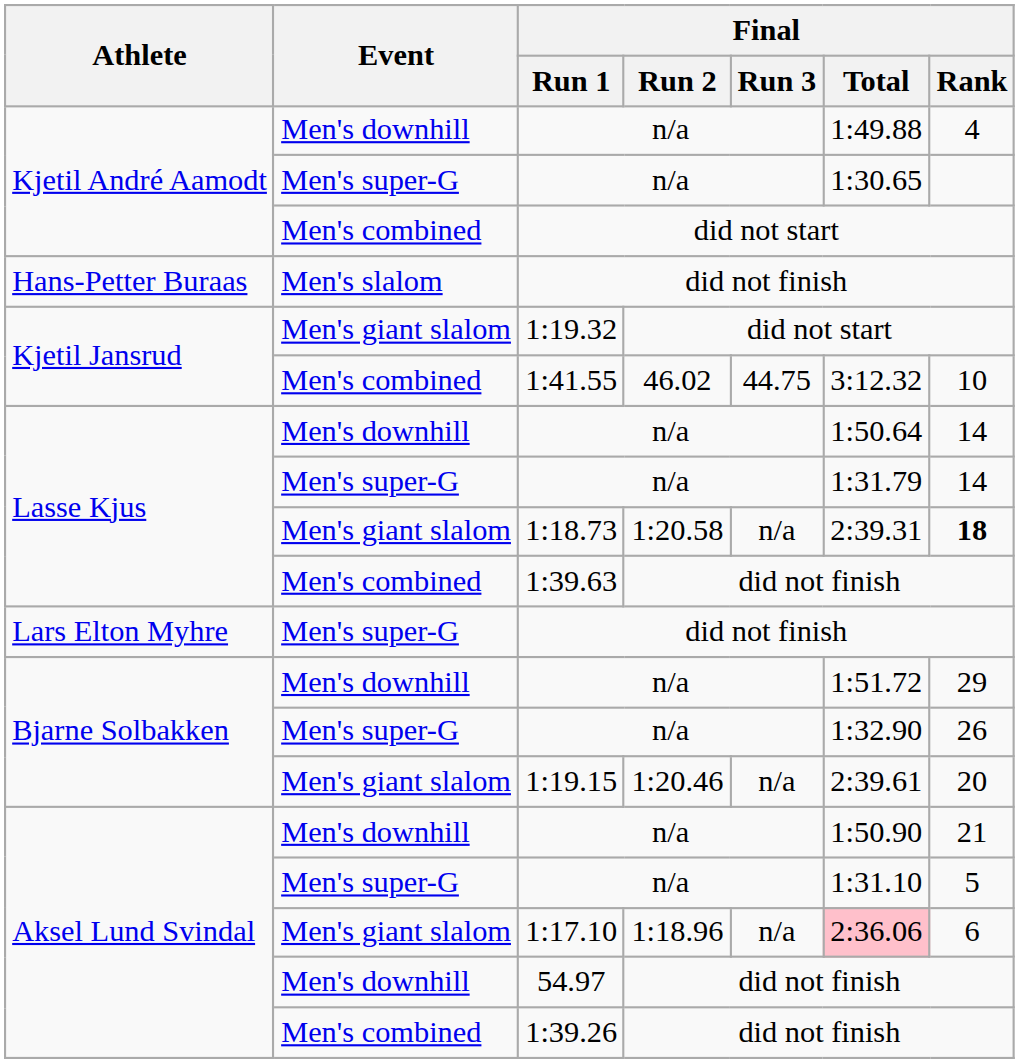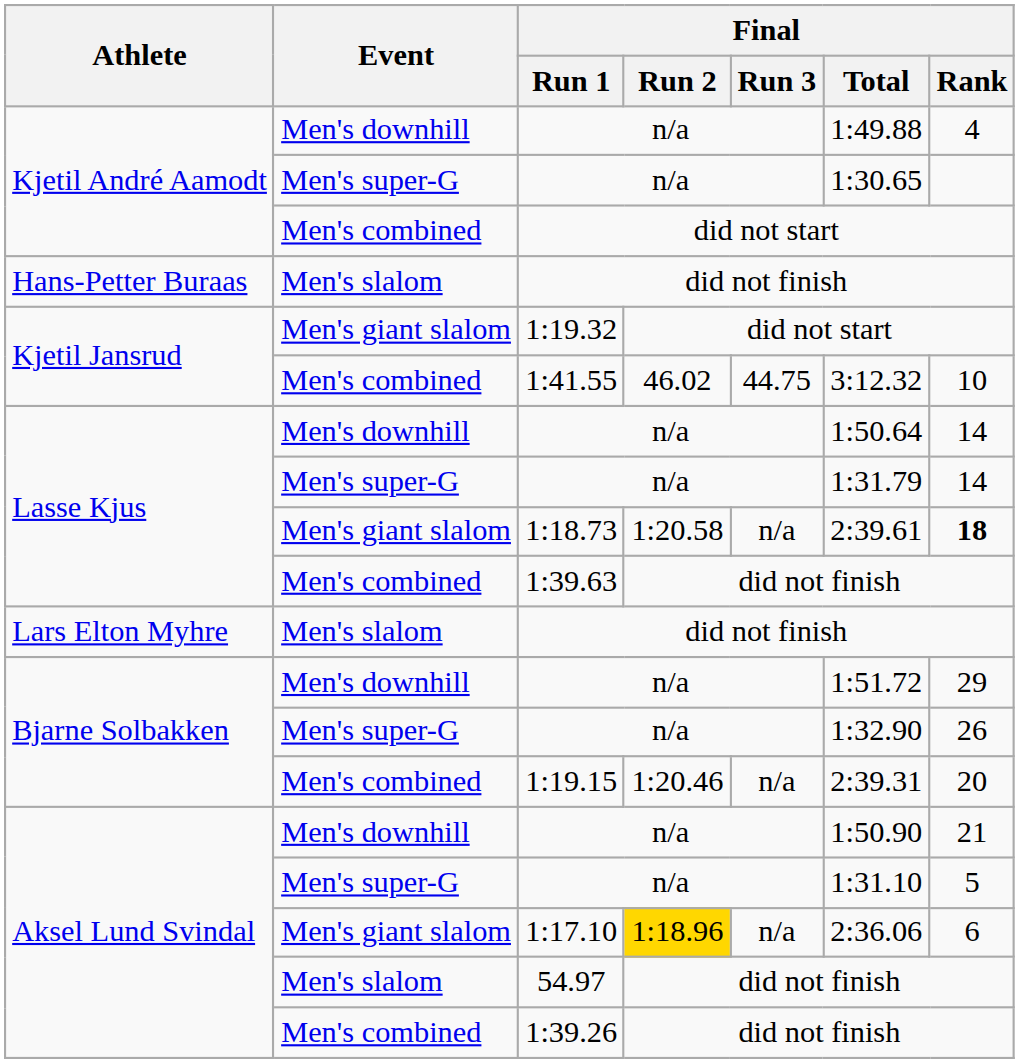(876, 531) 2:39.31 -> (876, 531) 2:39.61
(370, 631) Men's super-G -> (362, 631) Men's slalom
(396, 781) Men's giant slalom -> (381, 781) Men's combined
(876, 781) 2:39.61 -> (876, 781) 2:39.31
(677, 931) no background -> (677, 931) gold background
(876, 931) pink background -> (876, 931) no background
(375, 982) Men's downhill -> (362, 982) Men's slalom
